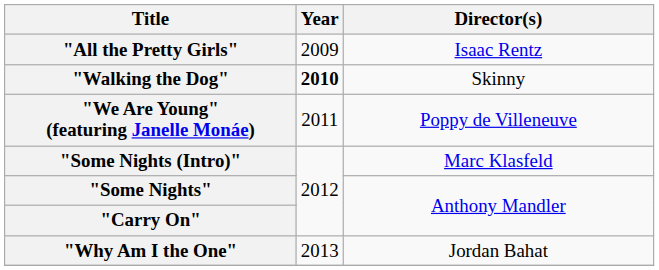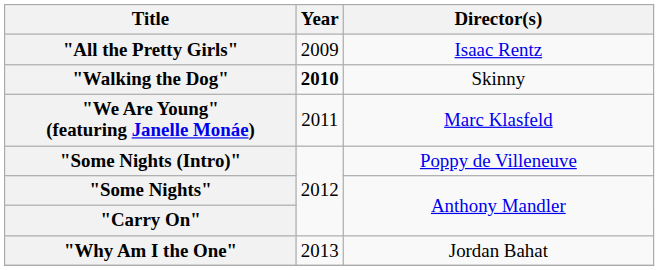(498, 119) Poppy de Villeneuve -> (498, 119) Marc Klasfeld
(498, 160) Marc Klasfeld -> (498, 160) Poppy de Villeneuve
